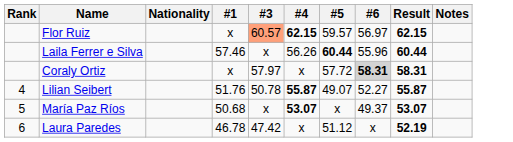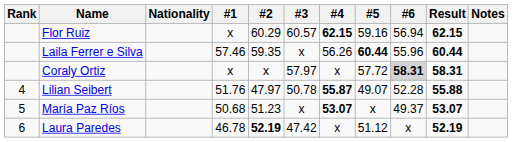+ column: (266, 14)
(266, 33) lightsalmon background -> (302, 33) no background
(337, 33) 59.57 -> (373, 33) 59.16
(373, 33) 56.97 -> (408, 33) 56.94
(373, 90) 52.27 -> (408, 90) 52.28
(412, 90) 55.87 -> (447, 90) 55.88
